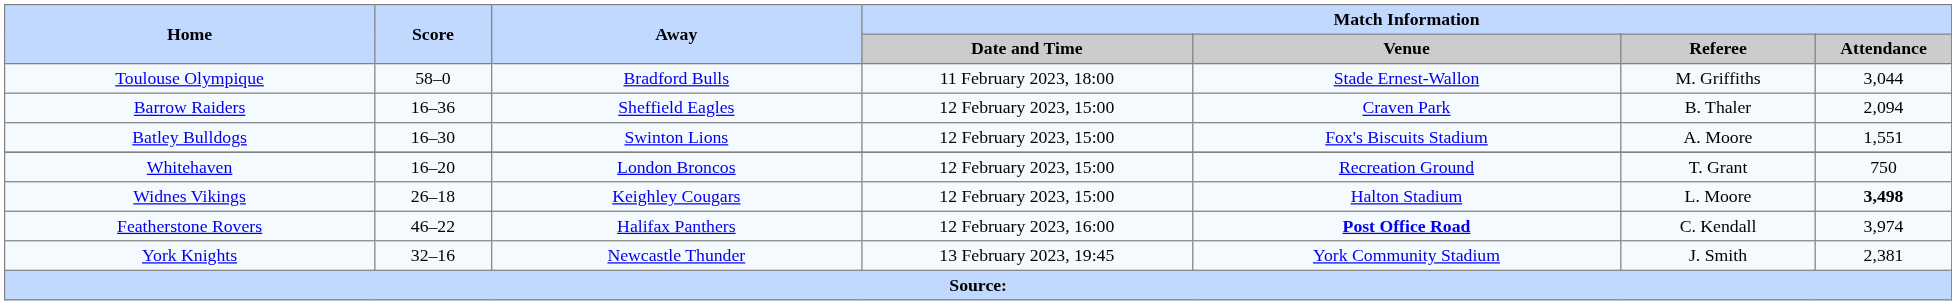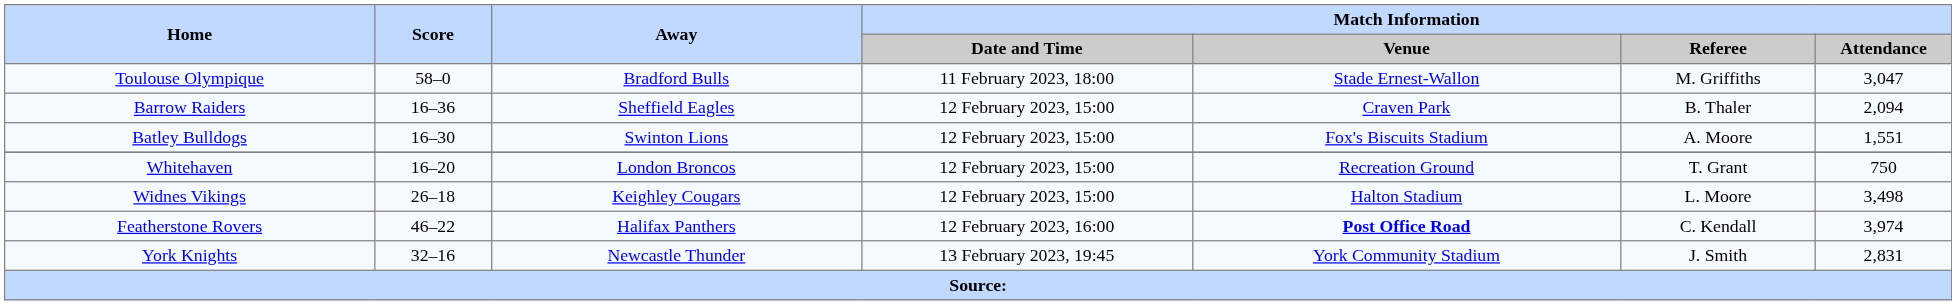(1884, 78) 3,044 -> (1884, 78) 3,047
(1884, 196) bold -> (1884, 196) normal
(1884, 255) 2,381 -> (1884, 255) 2,831
